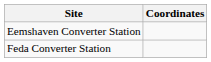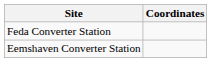rows swapped: (74, 31) <-> (59, 48)
